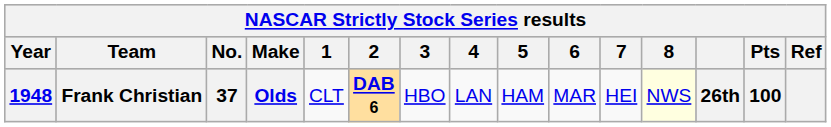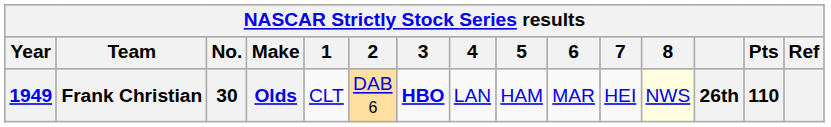(31, 95) 1948 -> (31, 95) 1949
(227, 95) 37 -> (227, 95) 30
(374, 95) bold -> (373, 94) normal
(425, 95) normal -> (423, 95) bold
(765, 95) 100 -> (764, 95) 110
